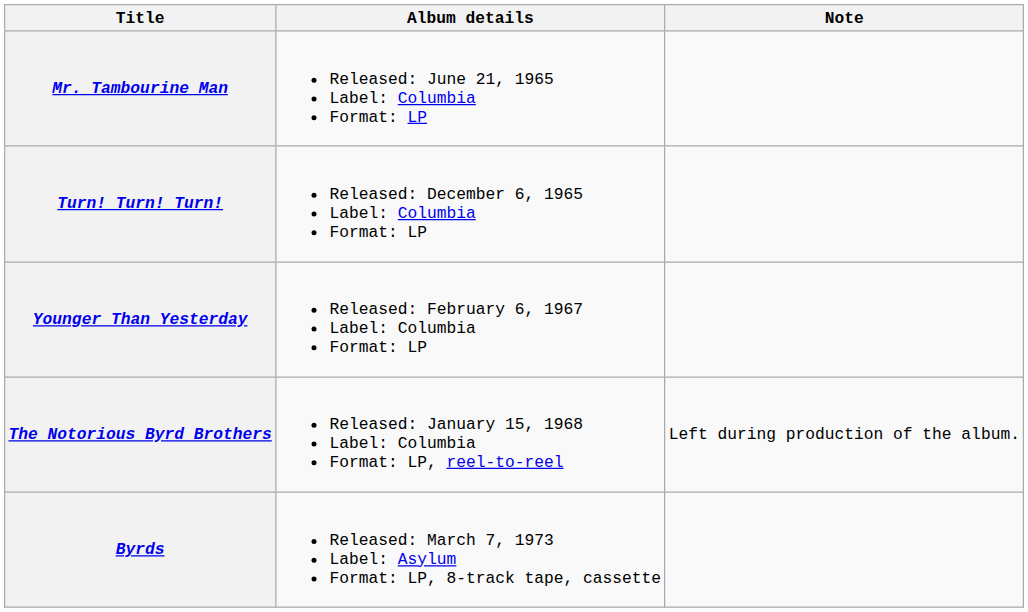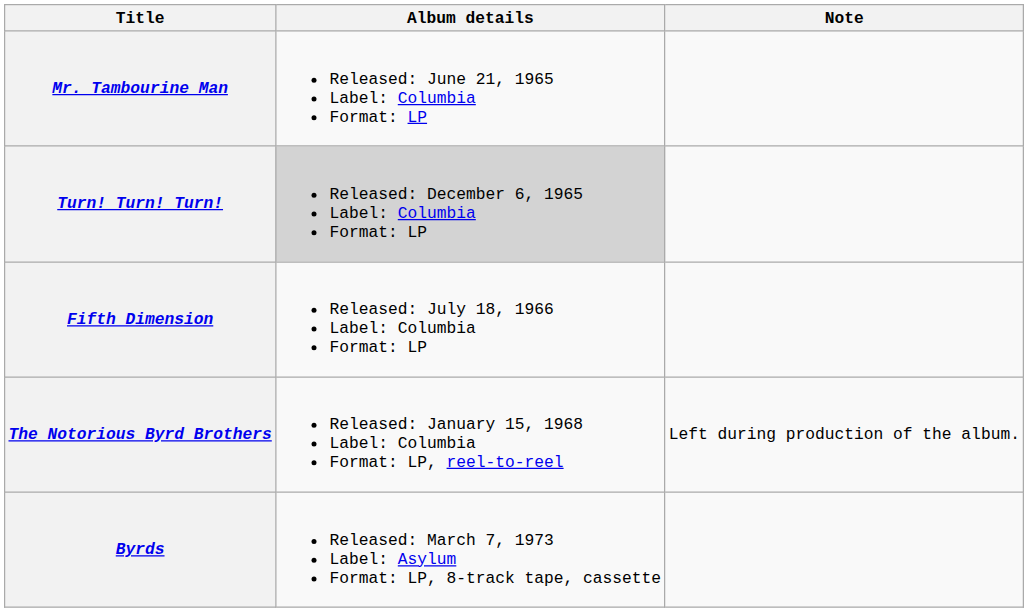(470, 213) no background -> (470, 213) lightgrey background
+ row: (140, 319)
- row: (140, 319)
